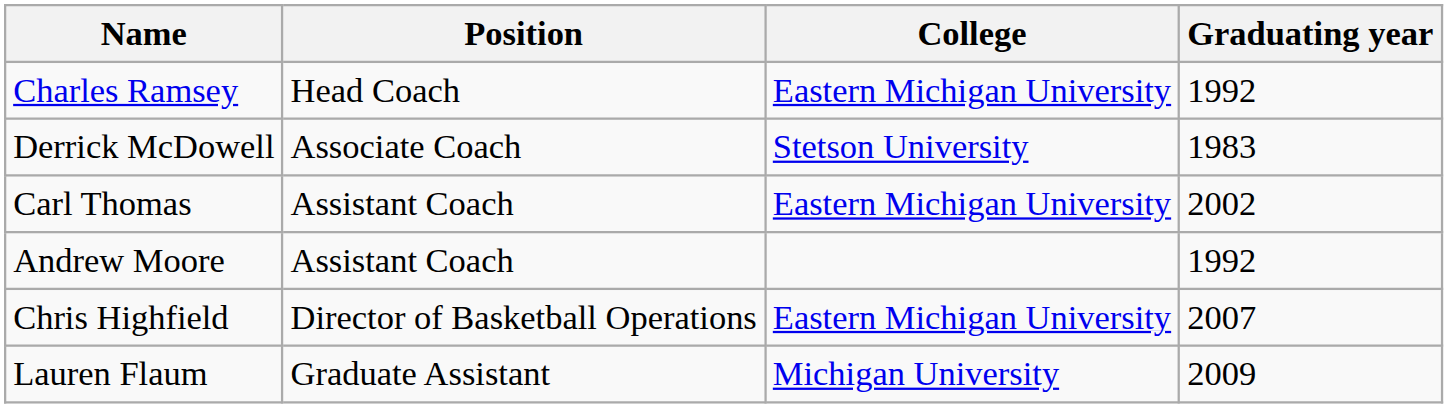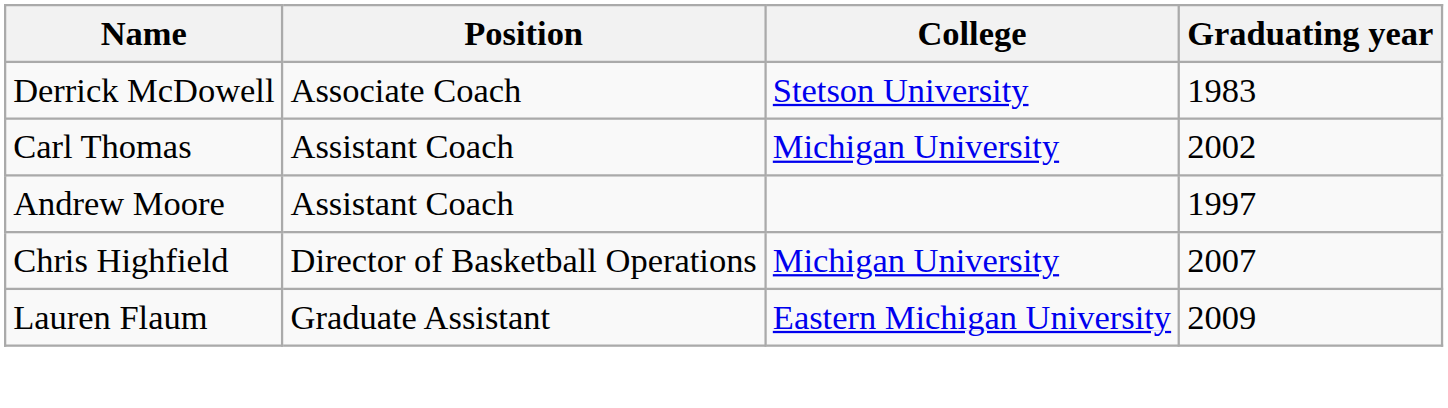- row: (126, 90)
(972, 203) Eastern Michigan University -> (916, 146) Michigan University
(1222, 260) 1992 -> (1222, 203) 1997
(972, 317) Eastern Michigan University -> (916, 260) Michigan University
(916, 374) Michigan University -> (972, 317) Eastern Michigan University
